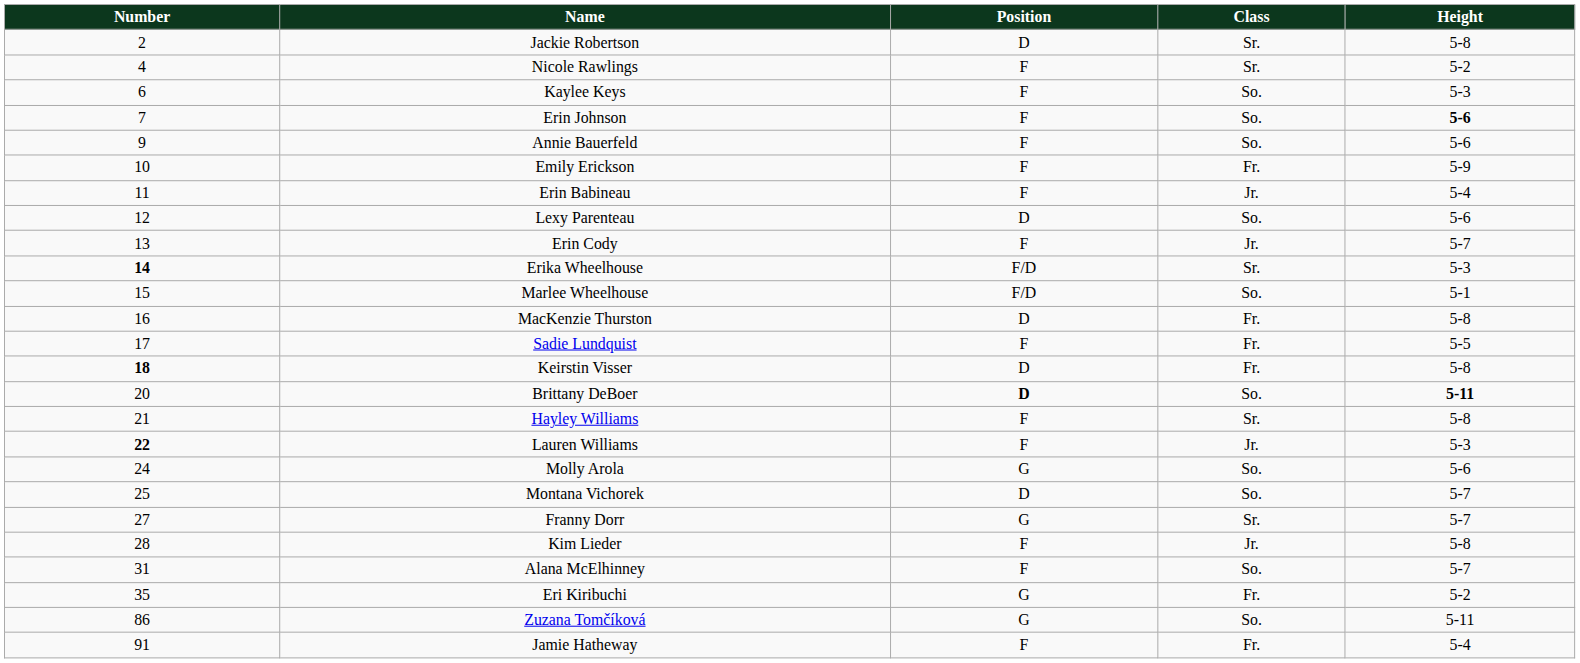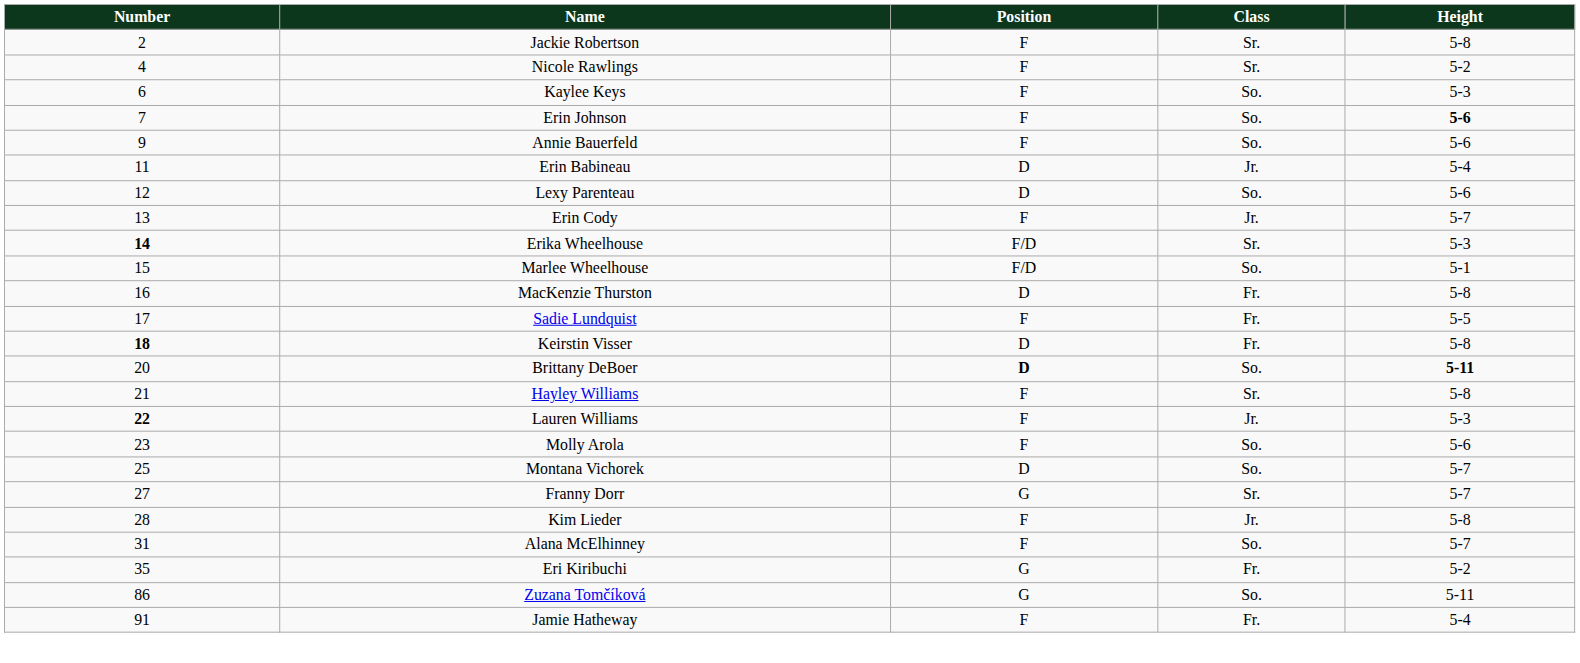(1024, 42) D -> (1024, 42) F
- row: (585, 167)
(1024, 192) F -> (1024, 167) D
(142, 469) 24 -> (142, 444) 23
(1024, 469) G -> (1024, 444) F
